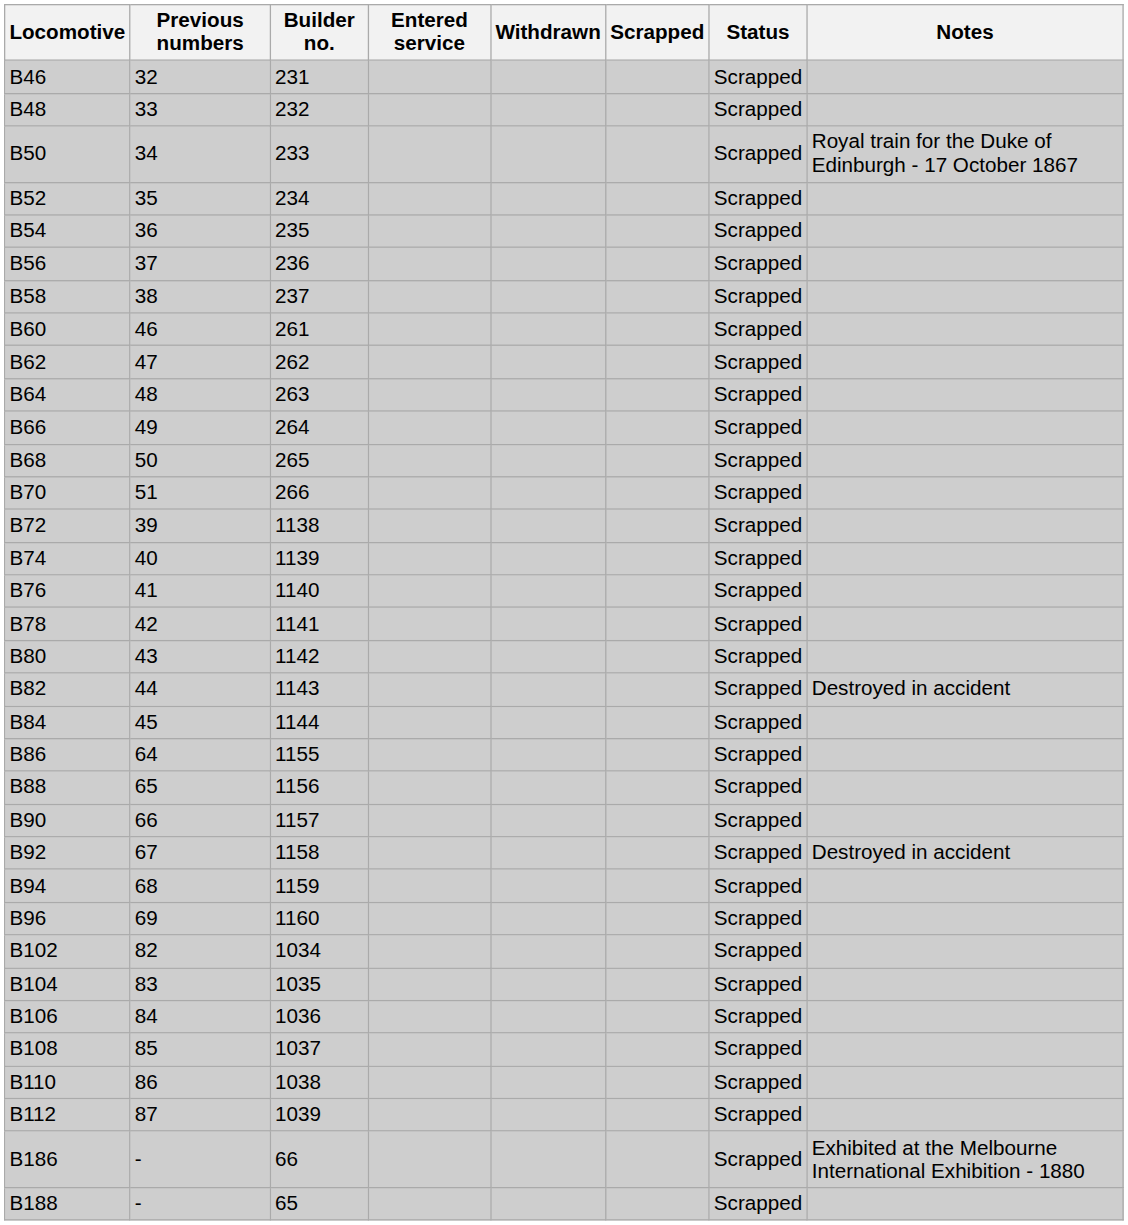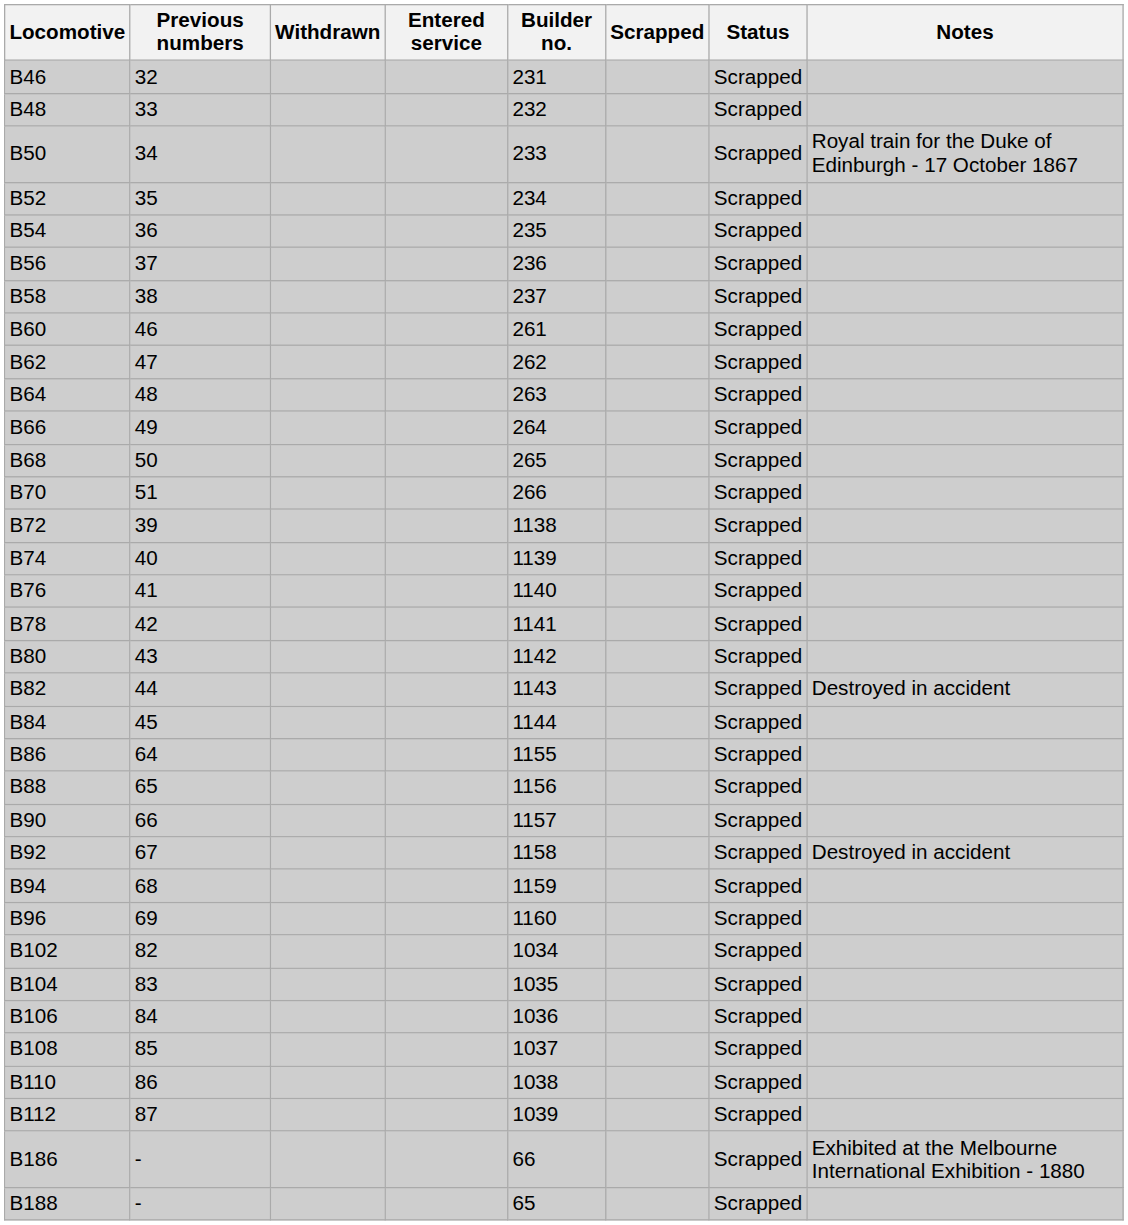columns swapped: (319, 32) <-> (548, 32)
